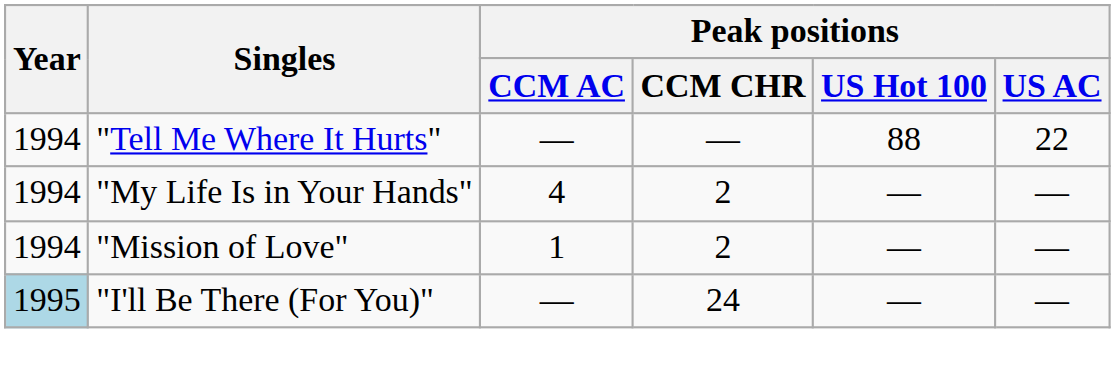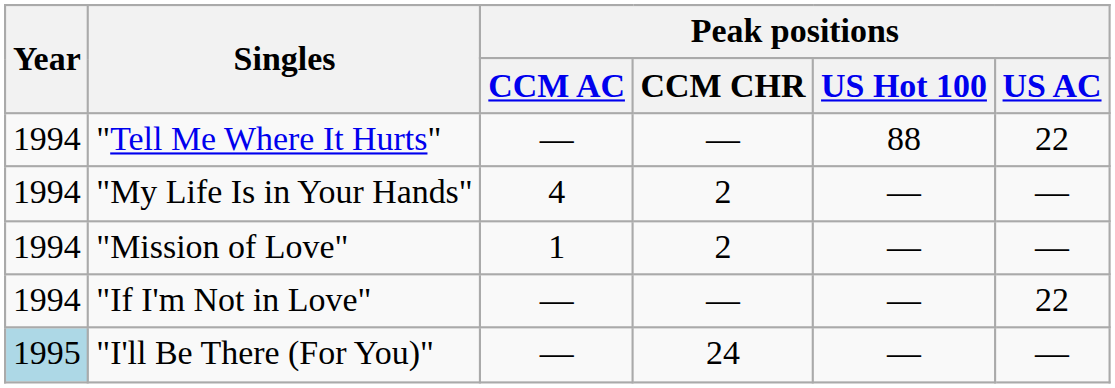+ row: (234, 300)
